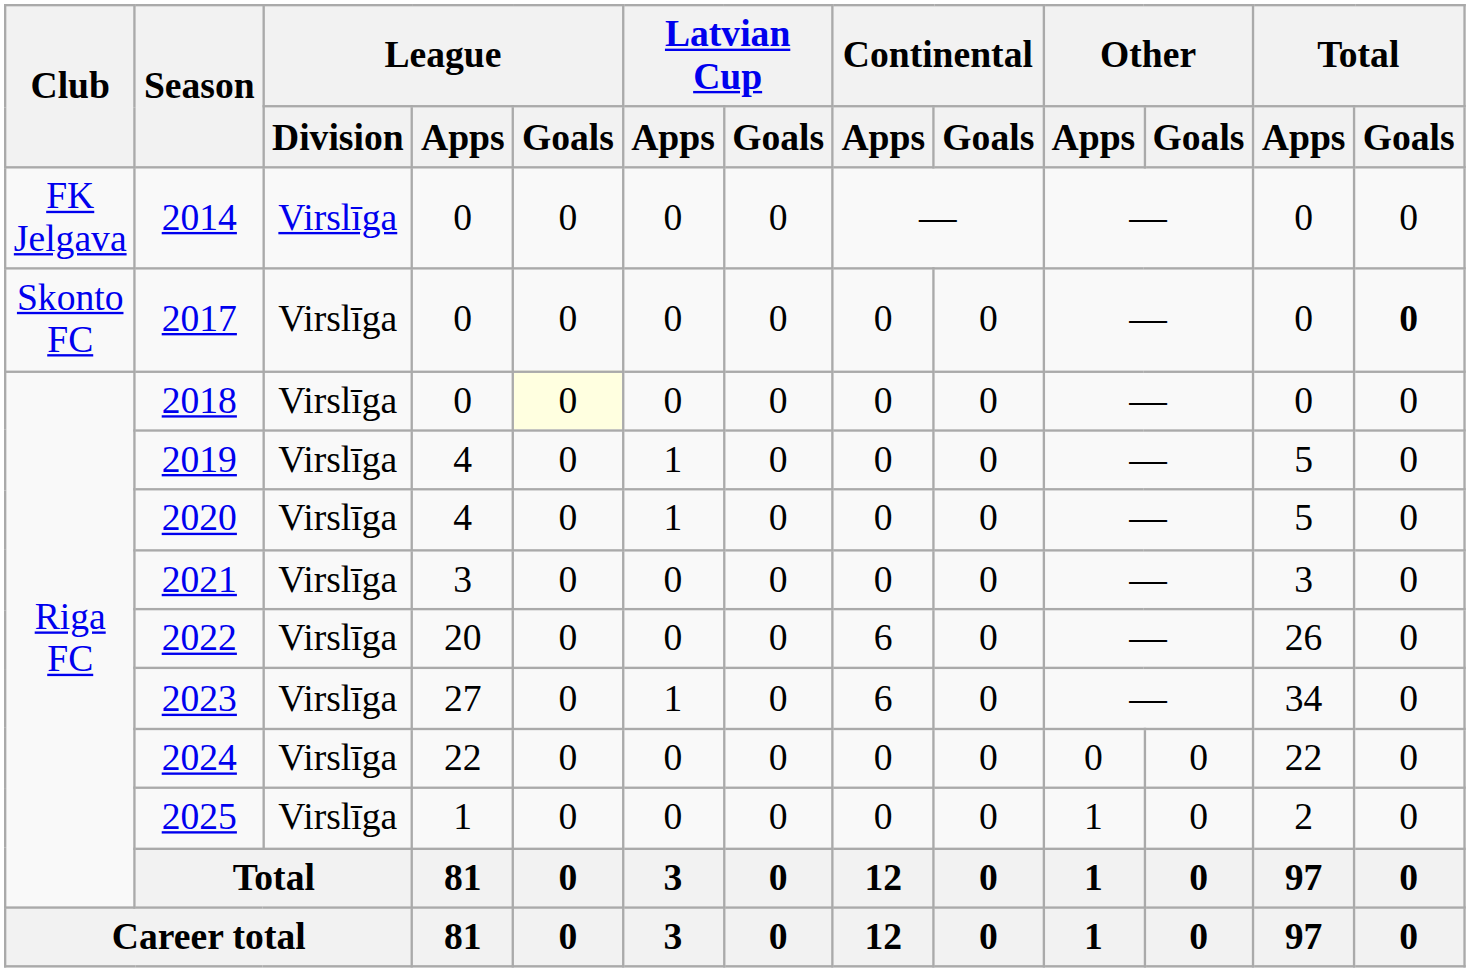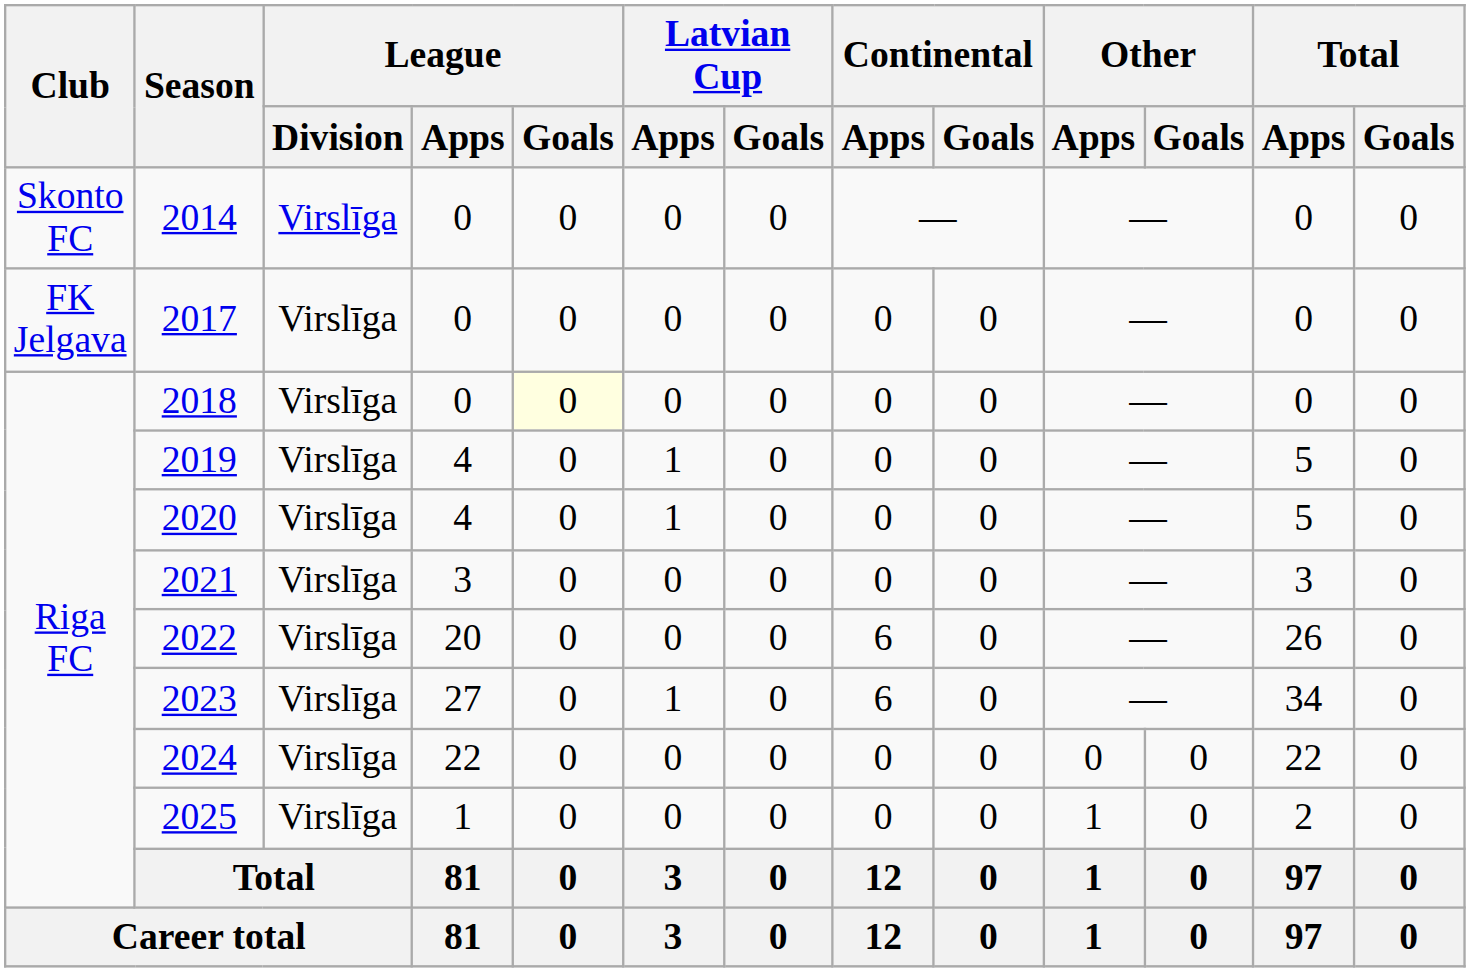(70, 217) FK Jelgava -> (70, 217) Skonto FC
(70, 318) Skonto FC -> (70, 318) FK Jelgava
(1409, 318) bold -> (1409, 318) normal
